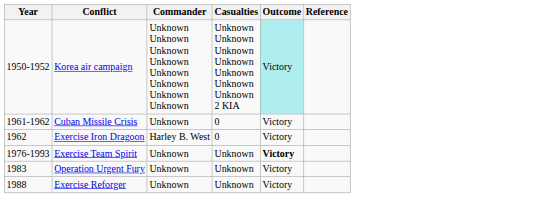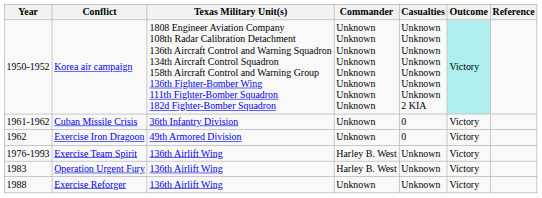+ column: (241, 12)
(180, 137) Harley B. West -> (356, 137) Unknown
(169, 153) Unknown -> (366, 153) Harley B. West
(278, 153) bold -> (464, 153) normal
(169, 169) Unknown -> (366, 169) Harley B. West
